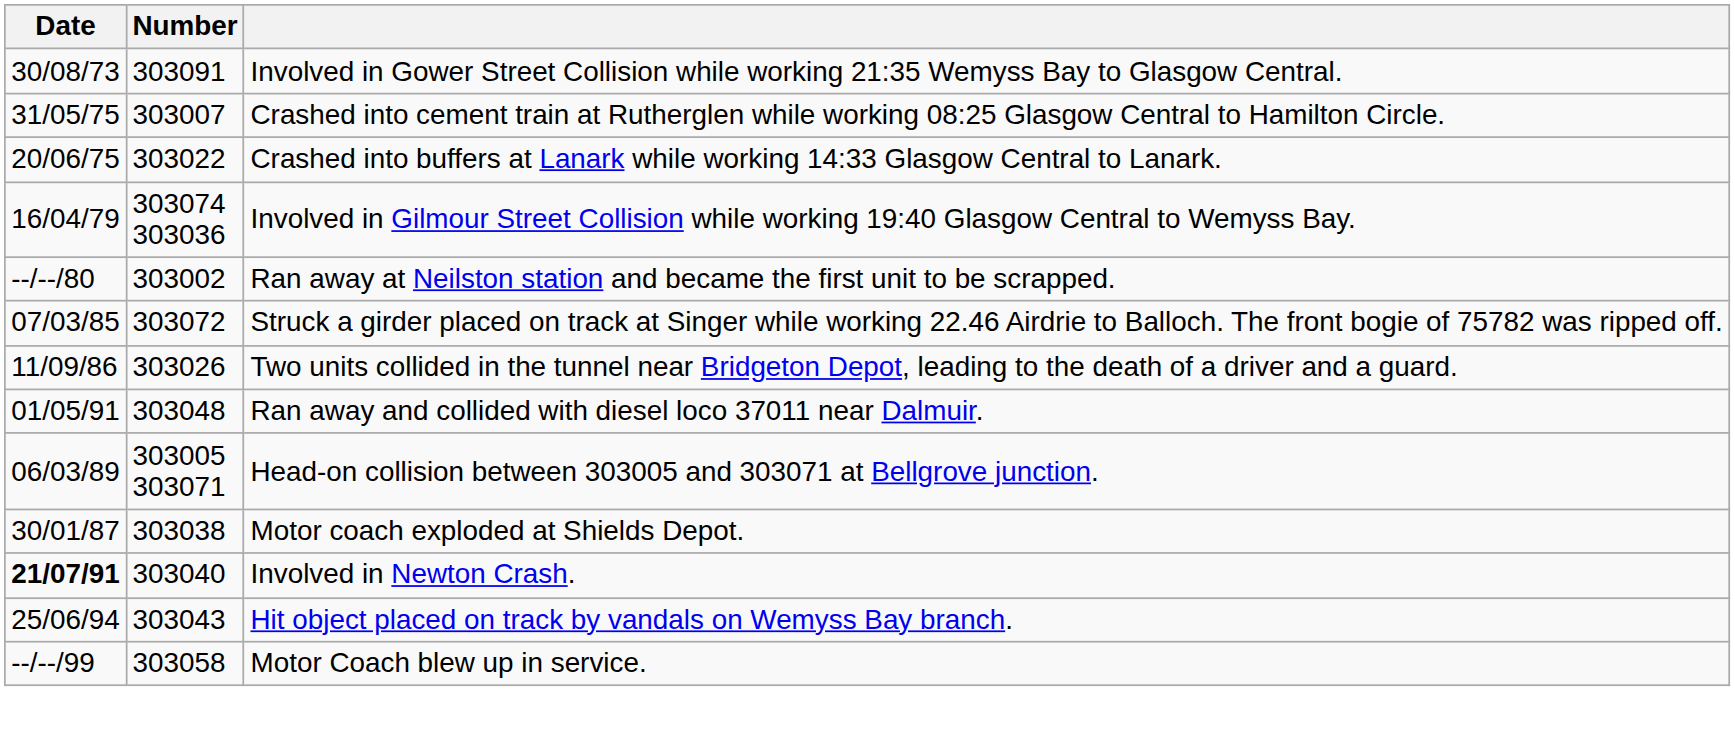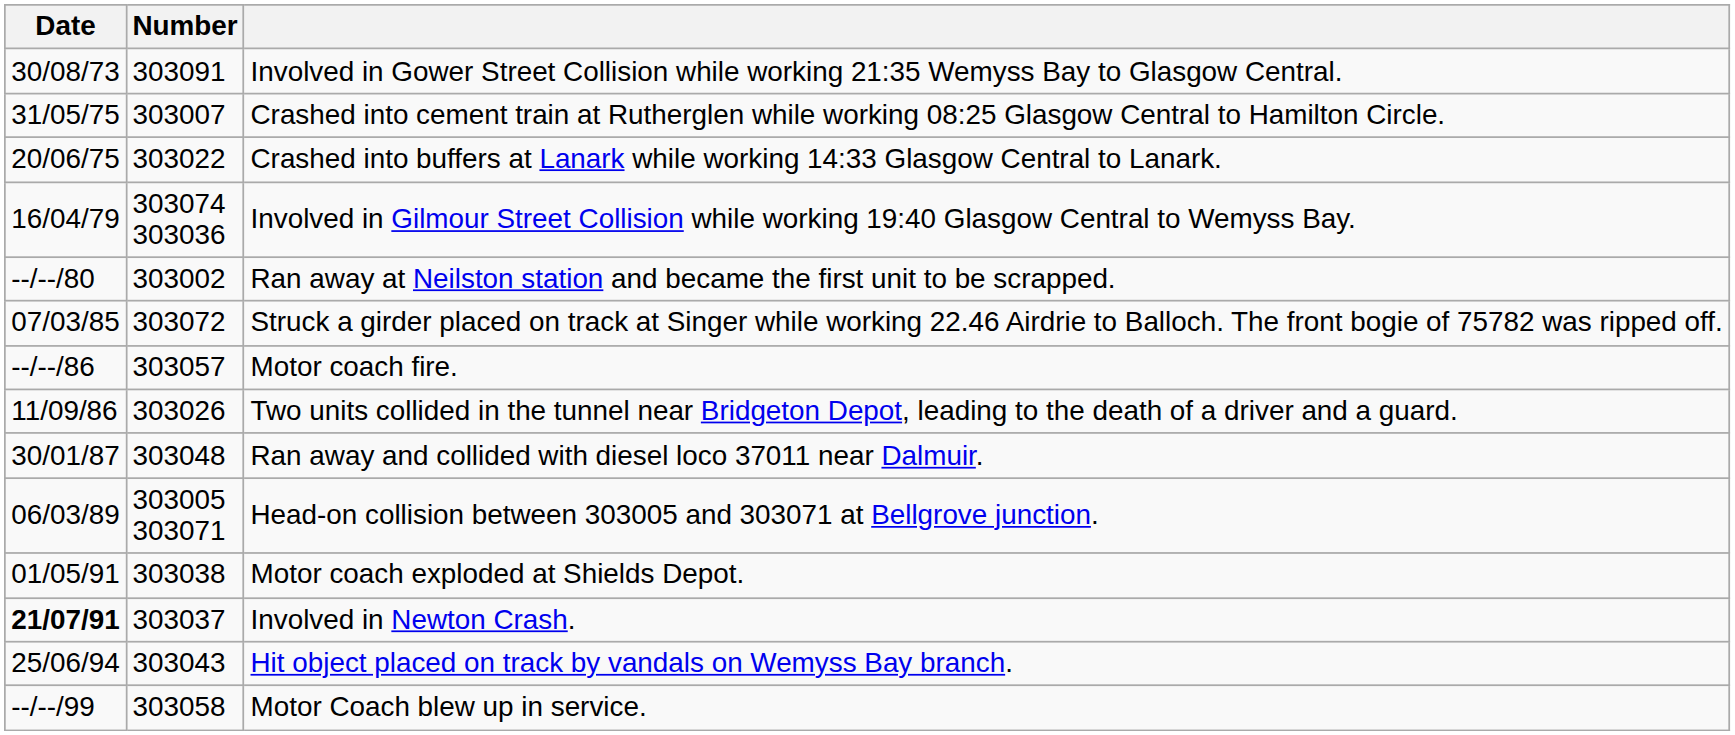+ row: (354, 366)
(65, 411) 01/05/91 -> (65, 455) 30/01/87
(65, 530) 30/01/87 -> (65, 574) 01/05/91
(179, 574) 303040 -> (179, 619) 303037
